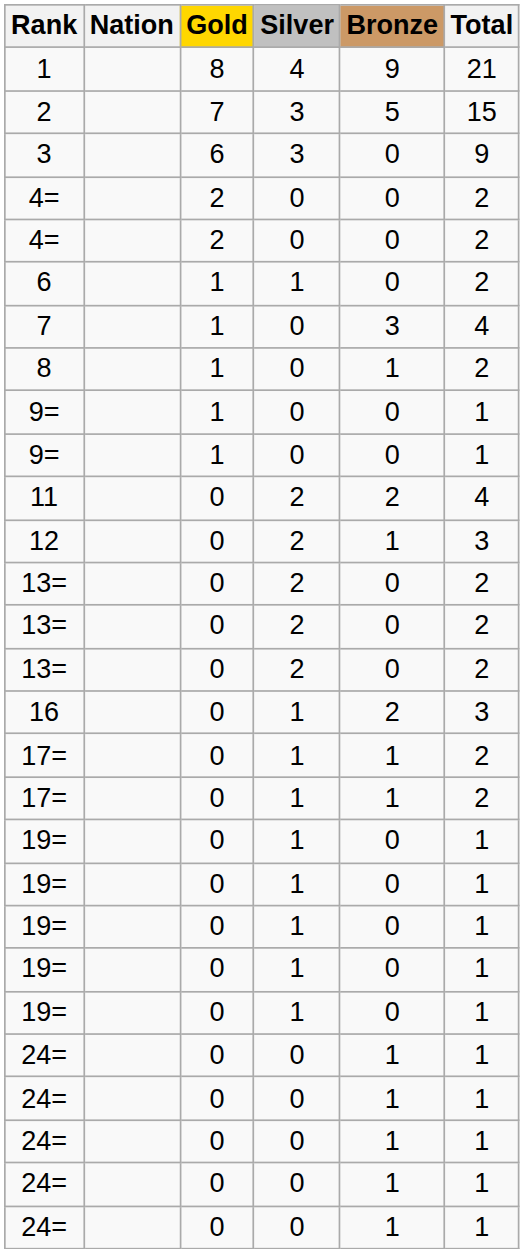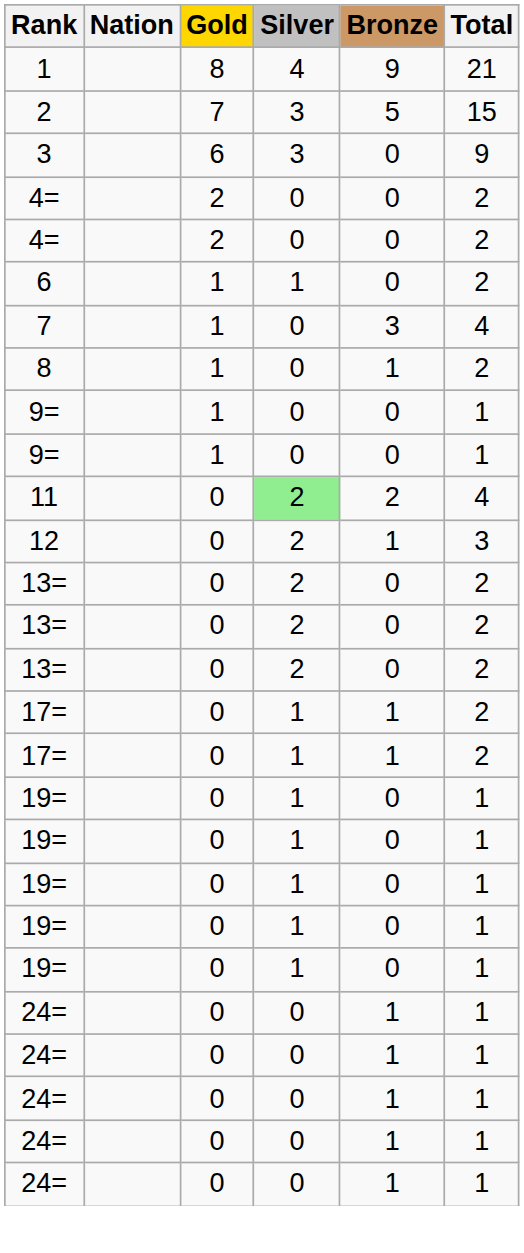(297, 497) no background -> (297, 497) lightgreen background
- row: (44, 712)
